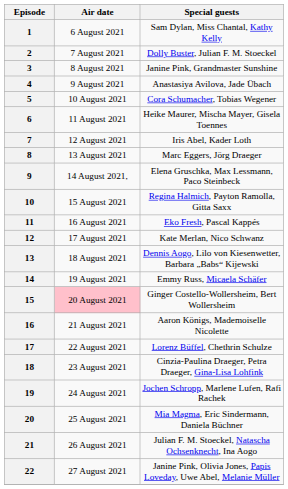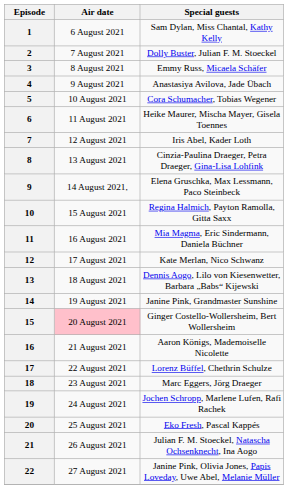(212, 68) Janine Pink, Grandmaster Sunshine -> (212, 68) Emmy Russ, Micaela Schäfer
(212, 155) Marc Eggers, Jörg Draeger -> (212, 161) Cinzia-Paulina Draeger, Petra Draeger, Gina-Lisa Lohfink
(212, 223) Eko Fresh, Pascal Kappés -> (212, 239) Mia Magma, Eric Sindermann, Daniela Büchner
(212, 279) Emmy Russ, Micaela Schäfer -> (212, 301) Janine Pink, Grandmaster Sunshine
(212, 367) Cinzia-Paulina Draeger, Petra Draeger, Gina-Lisa Lohfink -> (212, 384) Marc Eggers, Jörg Draeger
(212, 419) Mia Magma, Eric Sindermann, Daniela Büchner -> (212, 425) Eko Fresh, Pascal Kappés
